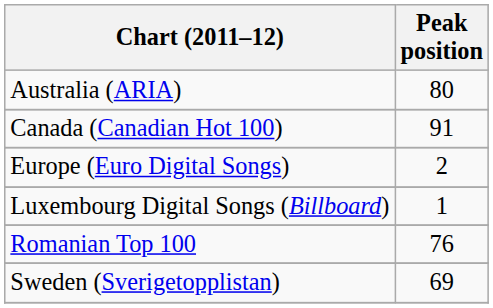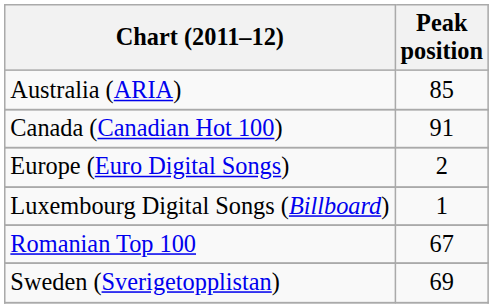(442, 89) 80 -> (442, 89) 85
(442, 243) 76 -> (442, 243) 67
